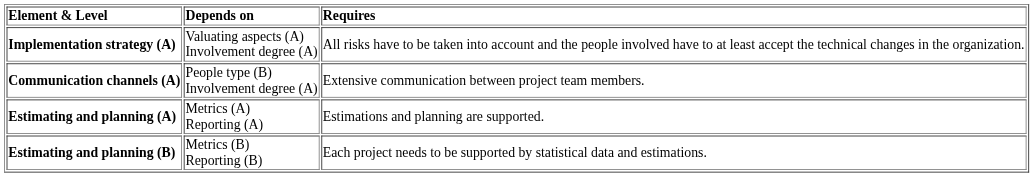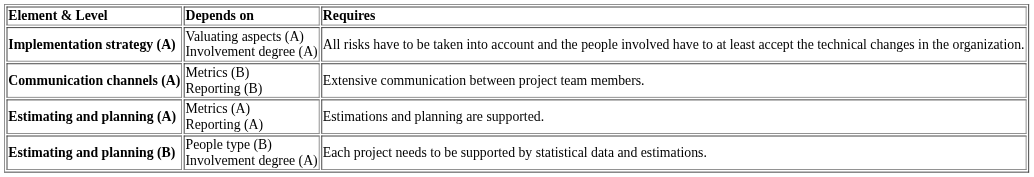(252, 80) People type (B) Involvement degree (A) -> (224, 80) Metrics (B) Reporting (B)
(224, 152) Metrics (B) Reporting (B) -> (252, 152) People type (B) Involvement degree (A)
